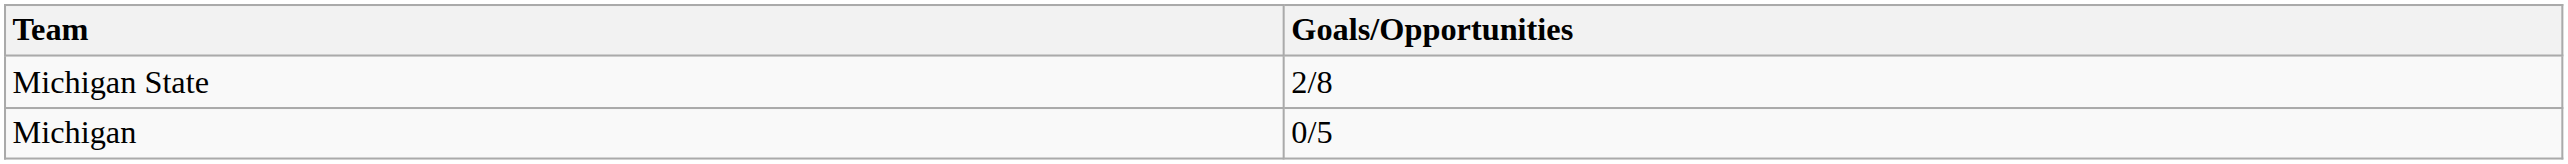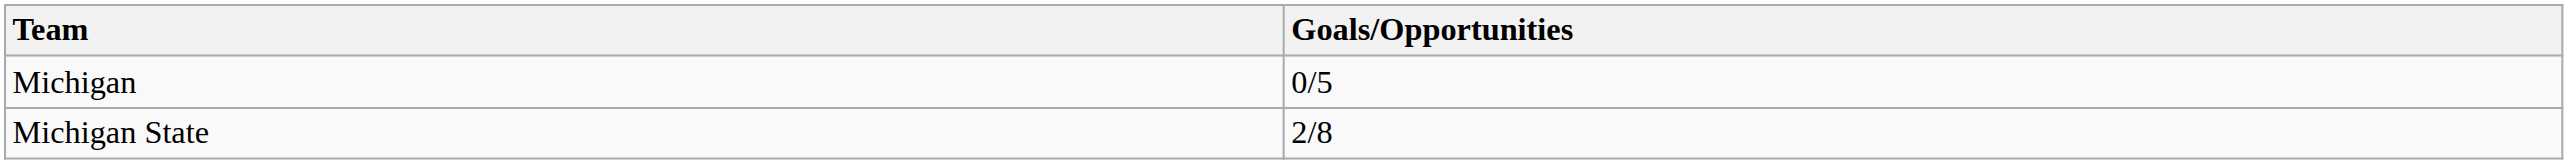rows swapped: (74, 132) <-> (111, 81)
